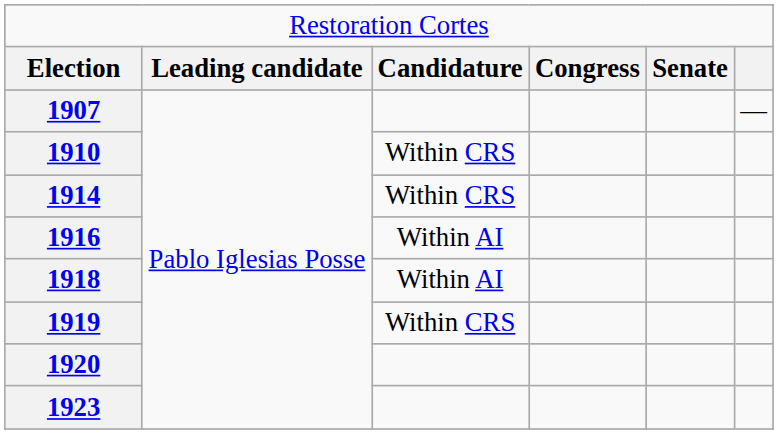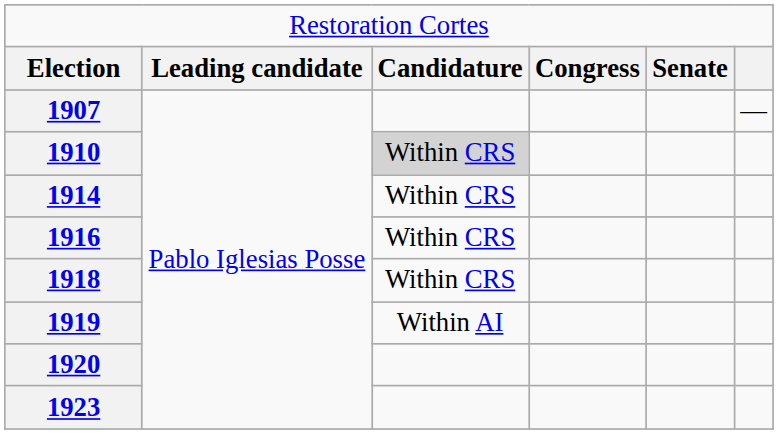(450, 152) no background -> (450, 152) lightgrey background
(450, 237) Within AI -> (450, 237) Within CRS
(450, 279) Within AI -> (450, 279) Within CRS
(450, 322) Within CRS -> (450, 322) Within AI
